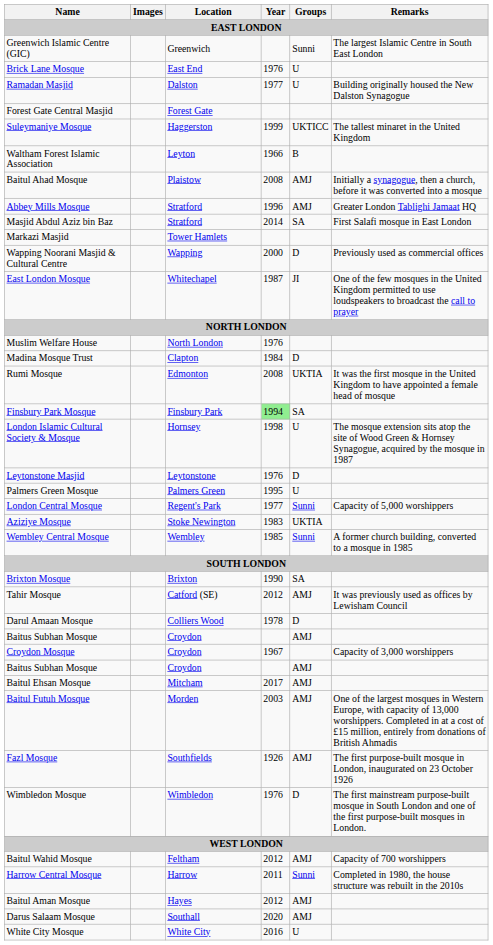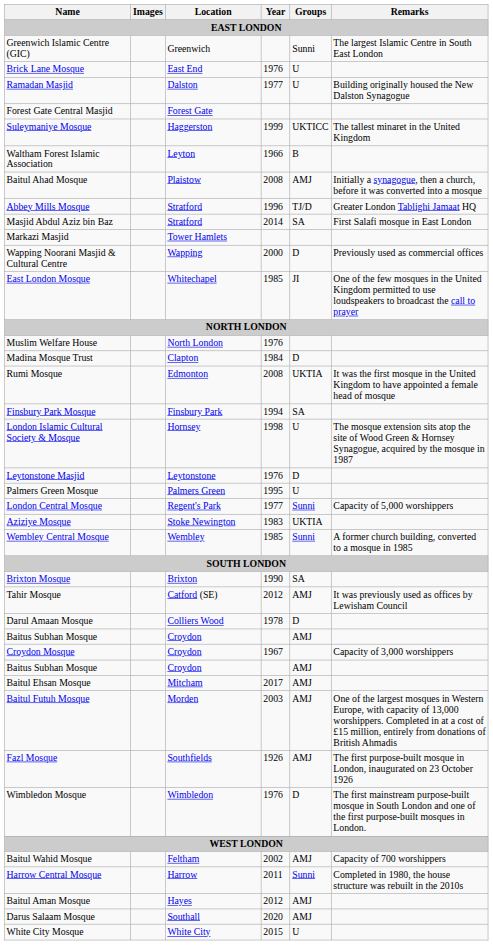(302, 206) AMJ -> (302, 206) TJ/D
(273, 279) 1987 -> (273, 279) 1985
(273, 411) lightgreen background -> (273, 411) no background
(273, 859) 2012 -> (273, 859) 2002
(273, 932) 2016 -> (273, 932) 2015
